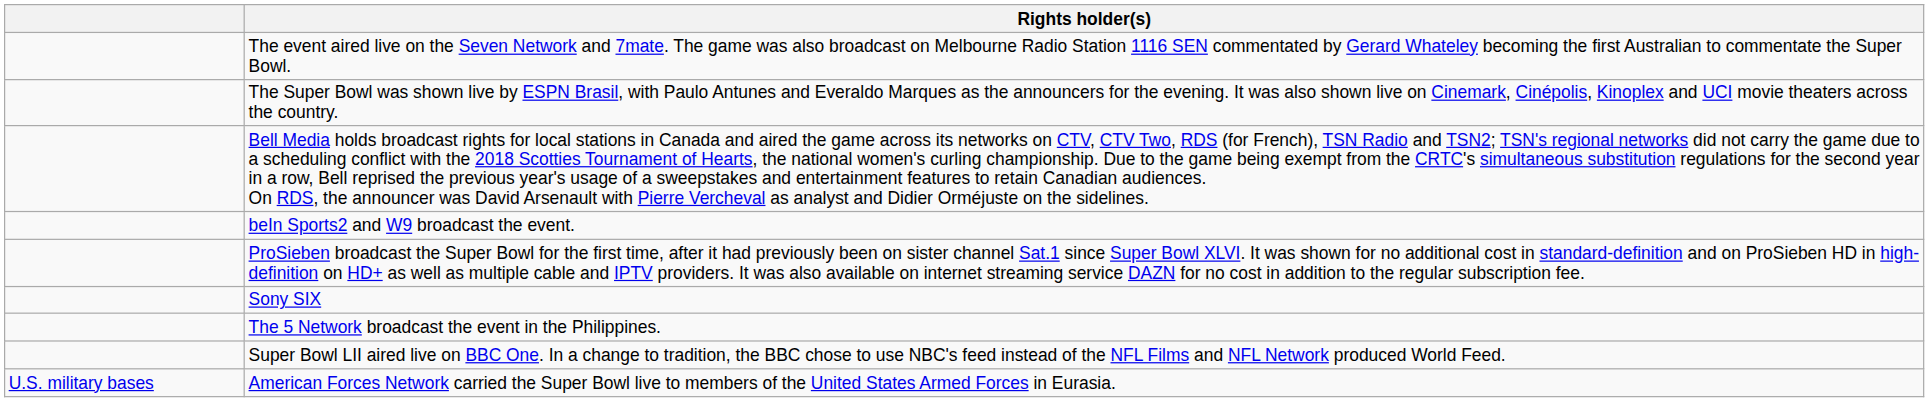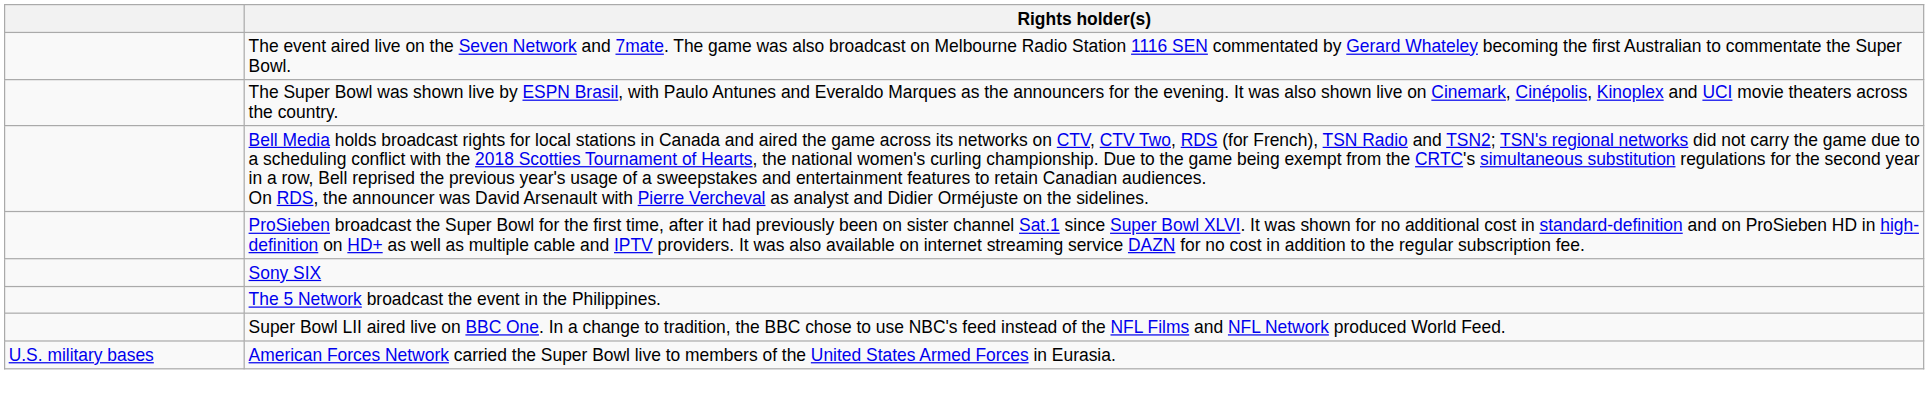- row: (412, 226)
